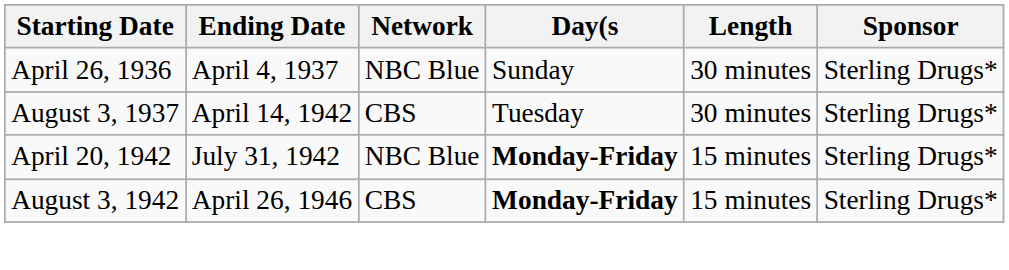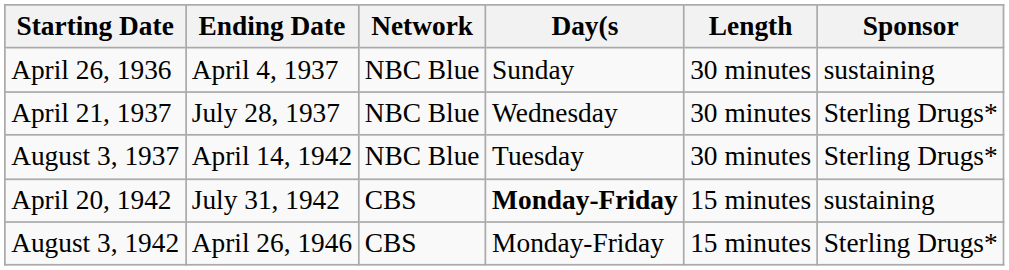(911, 69) Sterling Drugs* -> (879, 69) sustaining
+ row: (91, 112)
(391, 112) CBS -> (422, 156) NBC Blue
(422, 156) NBC Blue -> (391, 199) CBS
(911, 156) Sterling Drugs* -> (879, 199) sustaining
(585, 199) bold -> (578, 243) normal
